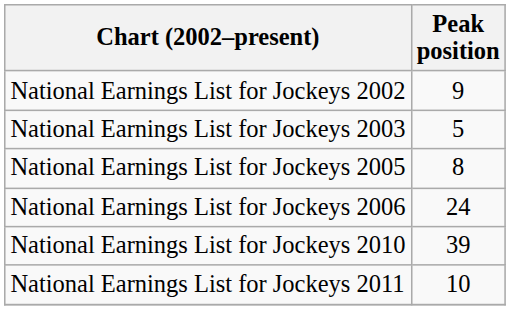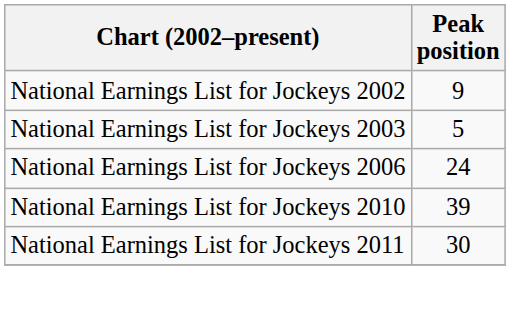- row: (208, 167)
(458, 284) 10 -> (458, 245) 30
